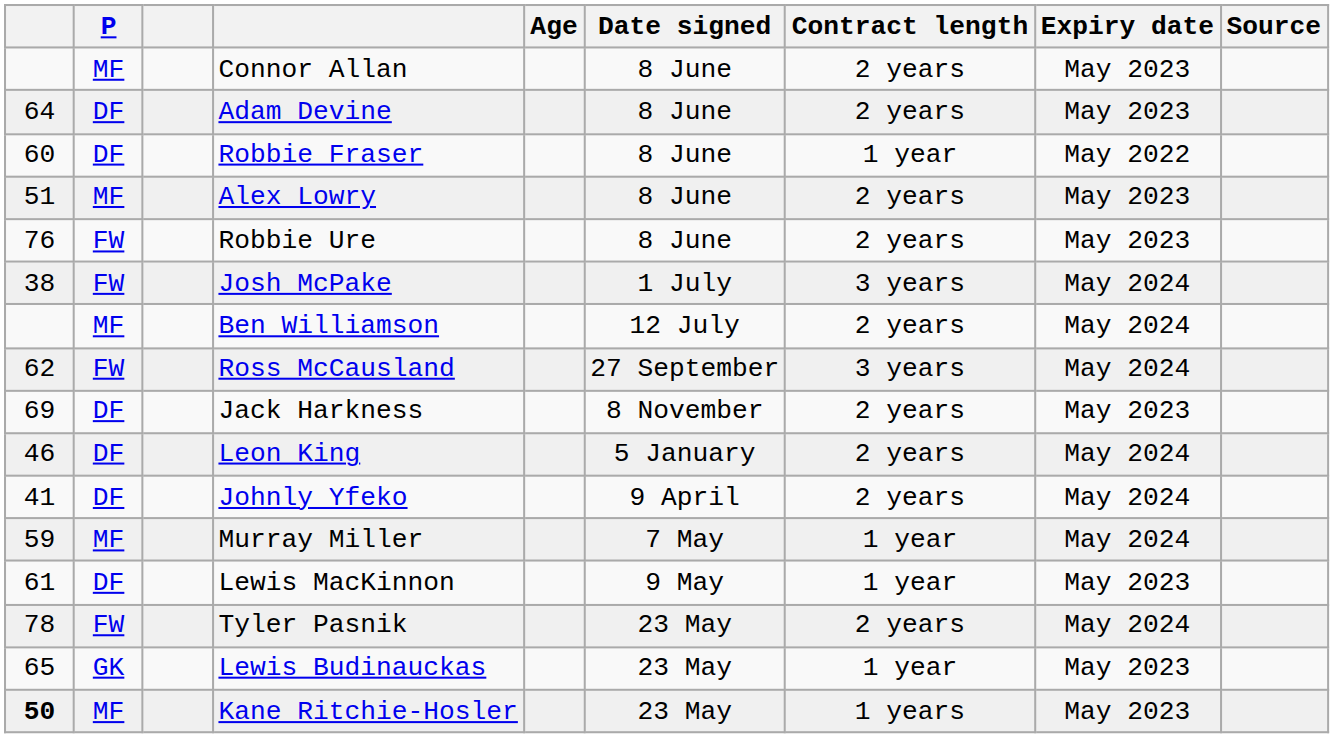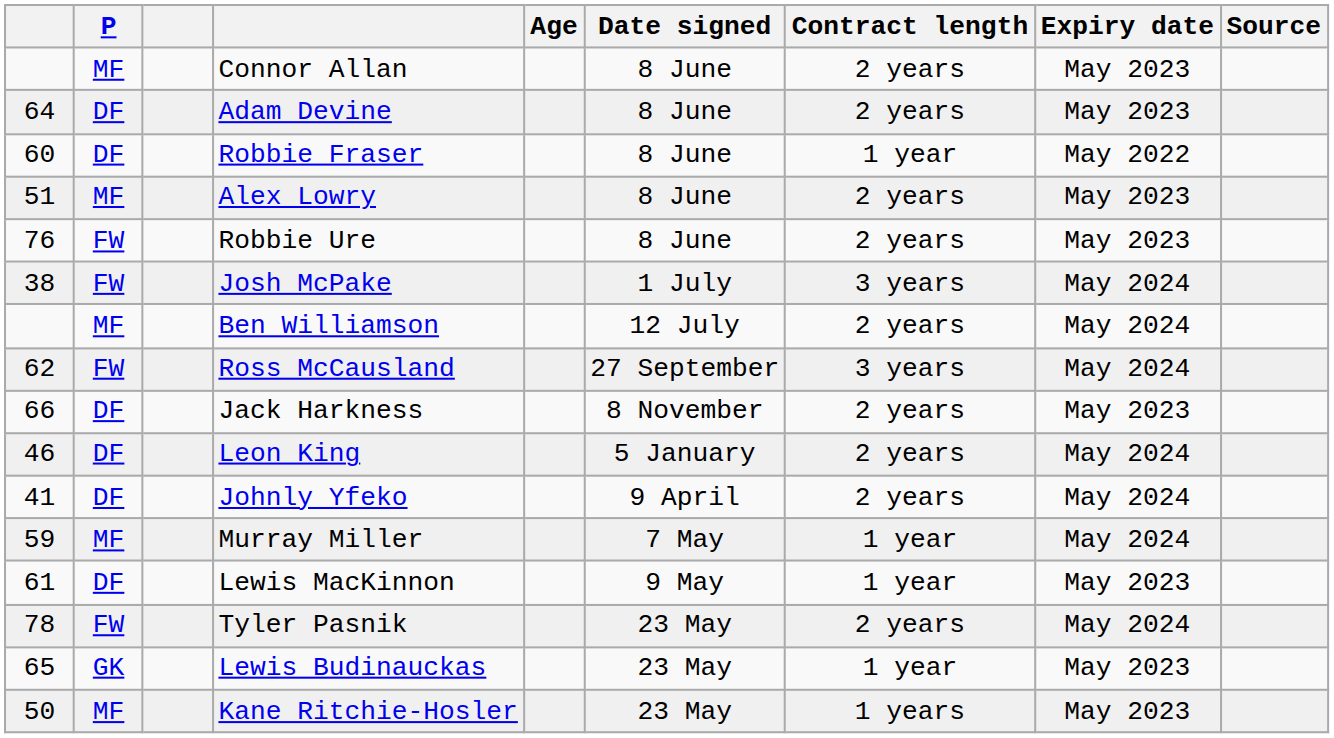(40, 412) 69 -> (40, 412) 66
(40, 711) bold -> (40, 711) normal
